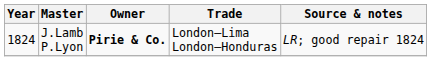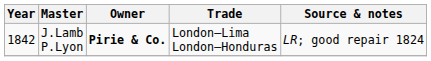(21, 40) 1824 -> (21, 40) 1842
